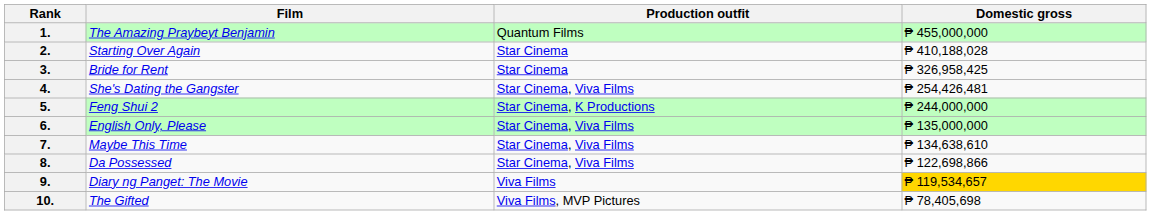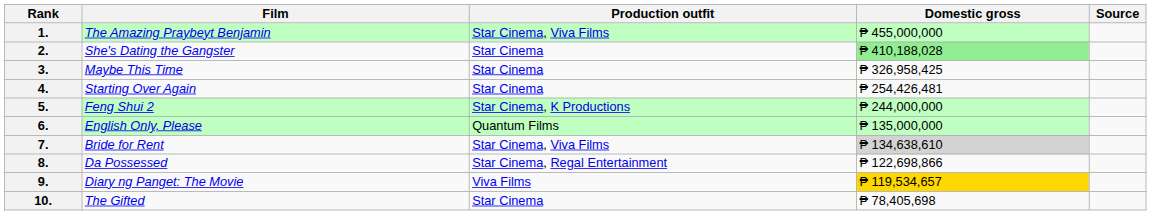+ column: (1118, 13)
(540, 32) Quantum Films -> (541, 32) Star Cinema, Viva Films
(145, 51) Starting Over Again -> (160, 51) She's Dating the Gangster
(946, 51) no background -> (901, 51) lightgreen background
(128, 69) Bride for Rent -> (134, 69) Maybe This Time
(164, 88) She's Dating the Gangster -> (140, 88) Starting Over Again
(565, 88) Star Cinema, Viva Films -> (508, 88) Star Cinema
(565, 126) Star Cinema, Viva Films -> (516, 126) Quantum Films
(138, 144) Maybe This Time -> (124, 144) Bride for Rent
(946, 144) no background -> (901, 144) lightgrey background
(565, 163) Star Cinema, Viva Films -> (570, 163) Star Cinema, Regal Entertainment
(568, 200) Viva Films, MVP Pictures -> (508, 200) Star Cinema
